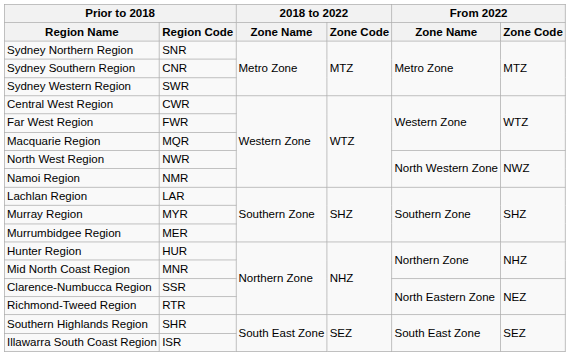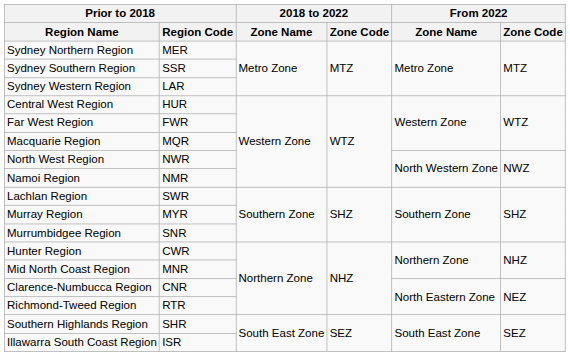(174, 50) SNR -> (175, 50) MER
(175, 68) CNR -> (174, 68) SSR
(176, 86) SWR -> (173, 86) LAR
(176, 104) CWR -> (175, 104) HUR
(173, 196) LAR -> (176, 196) SWR
(175, 232) MER -> (174, 232) SNR
(175, 251) HUR -> (176, 251) CWR
(174, 287) SSR -> (175, 287) CNR
